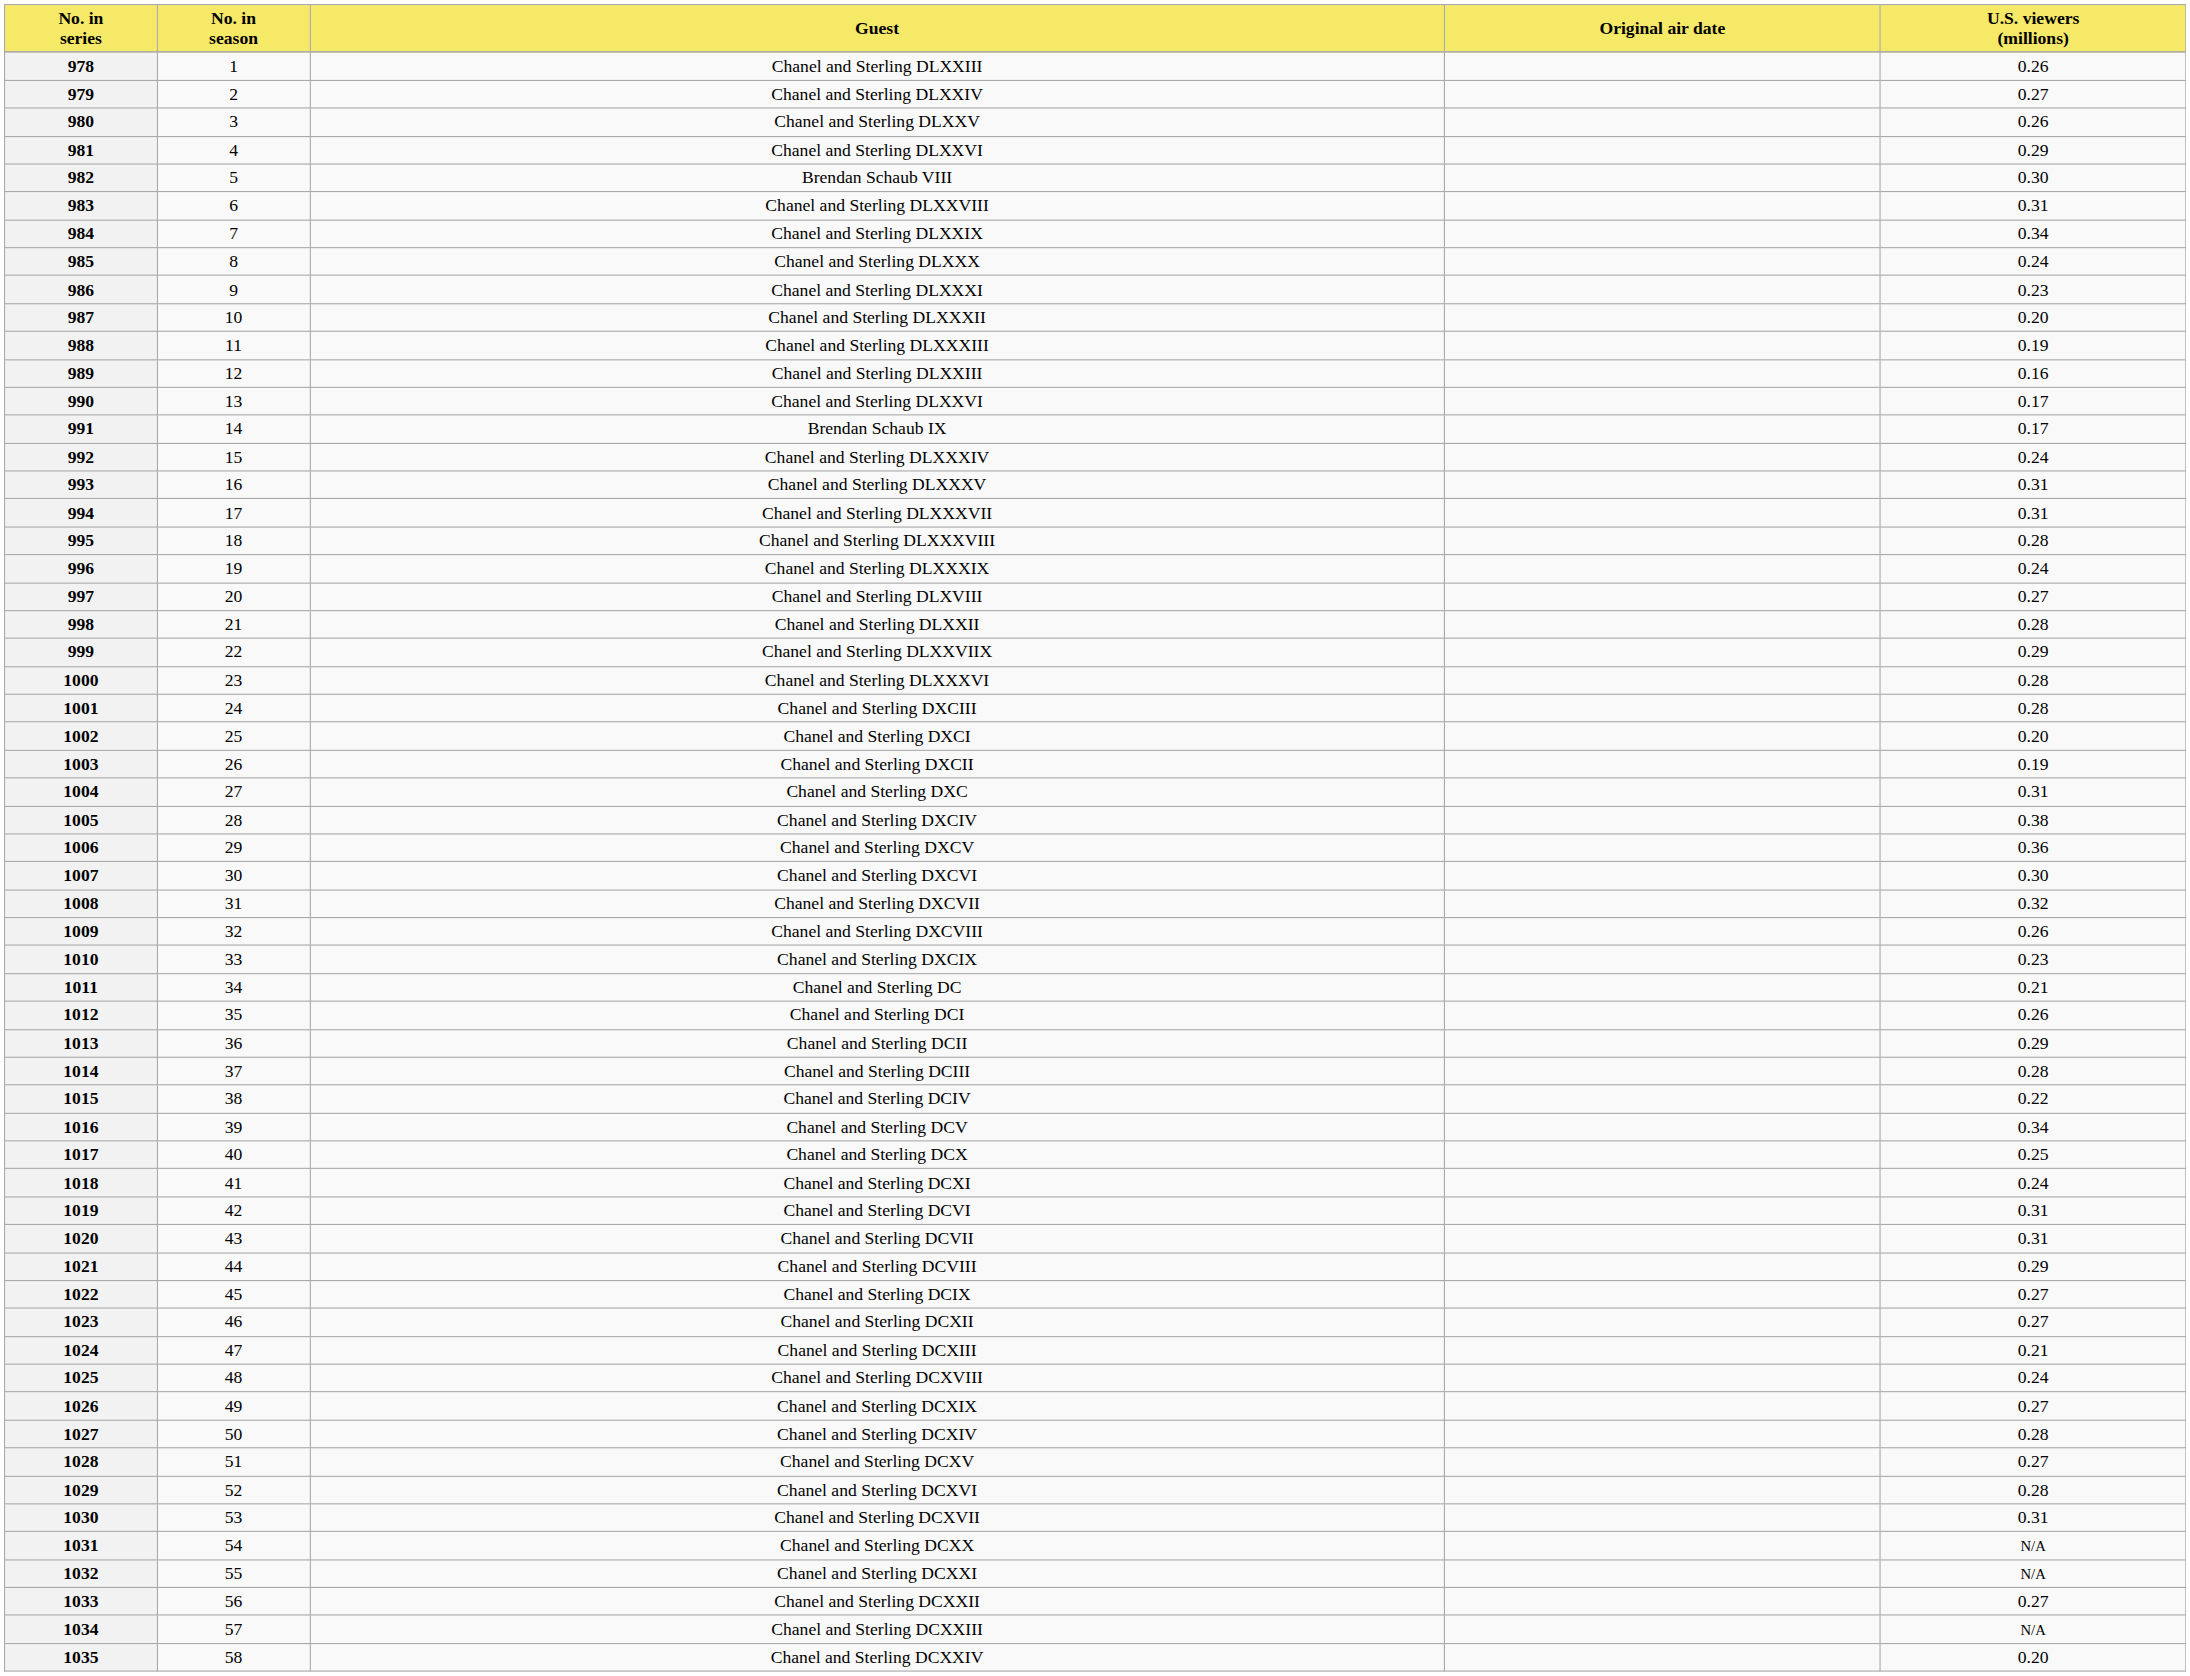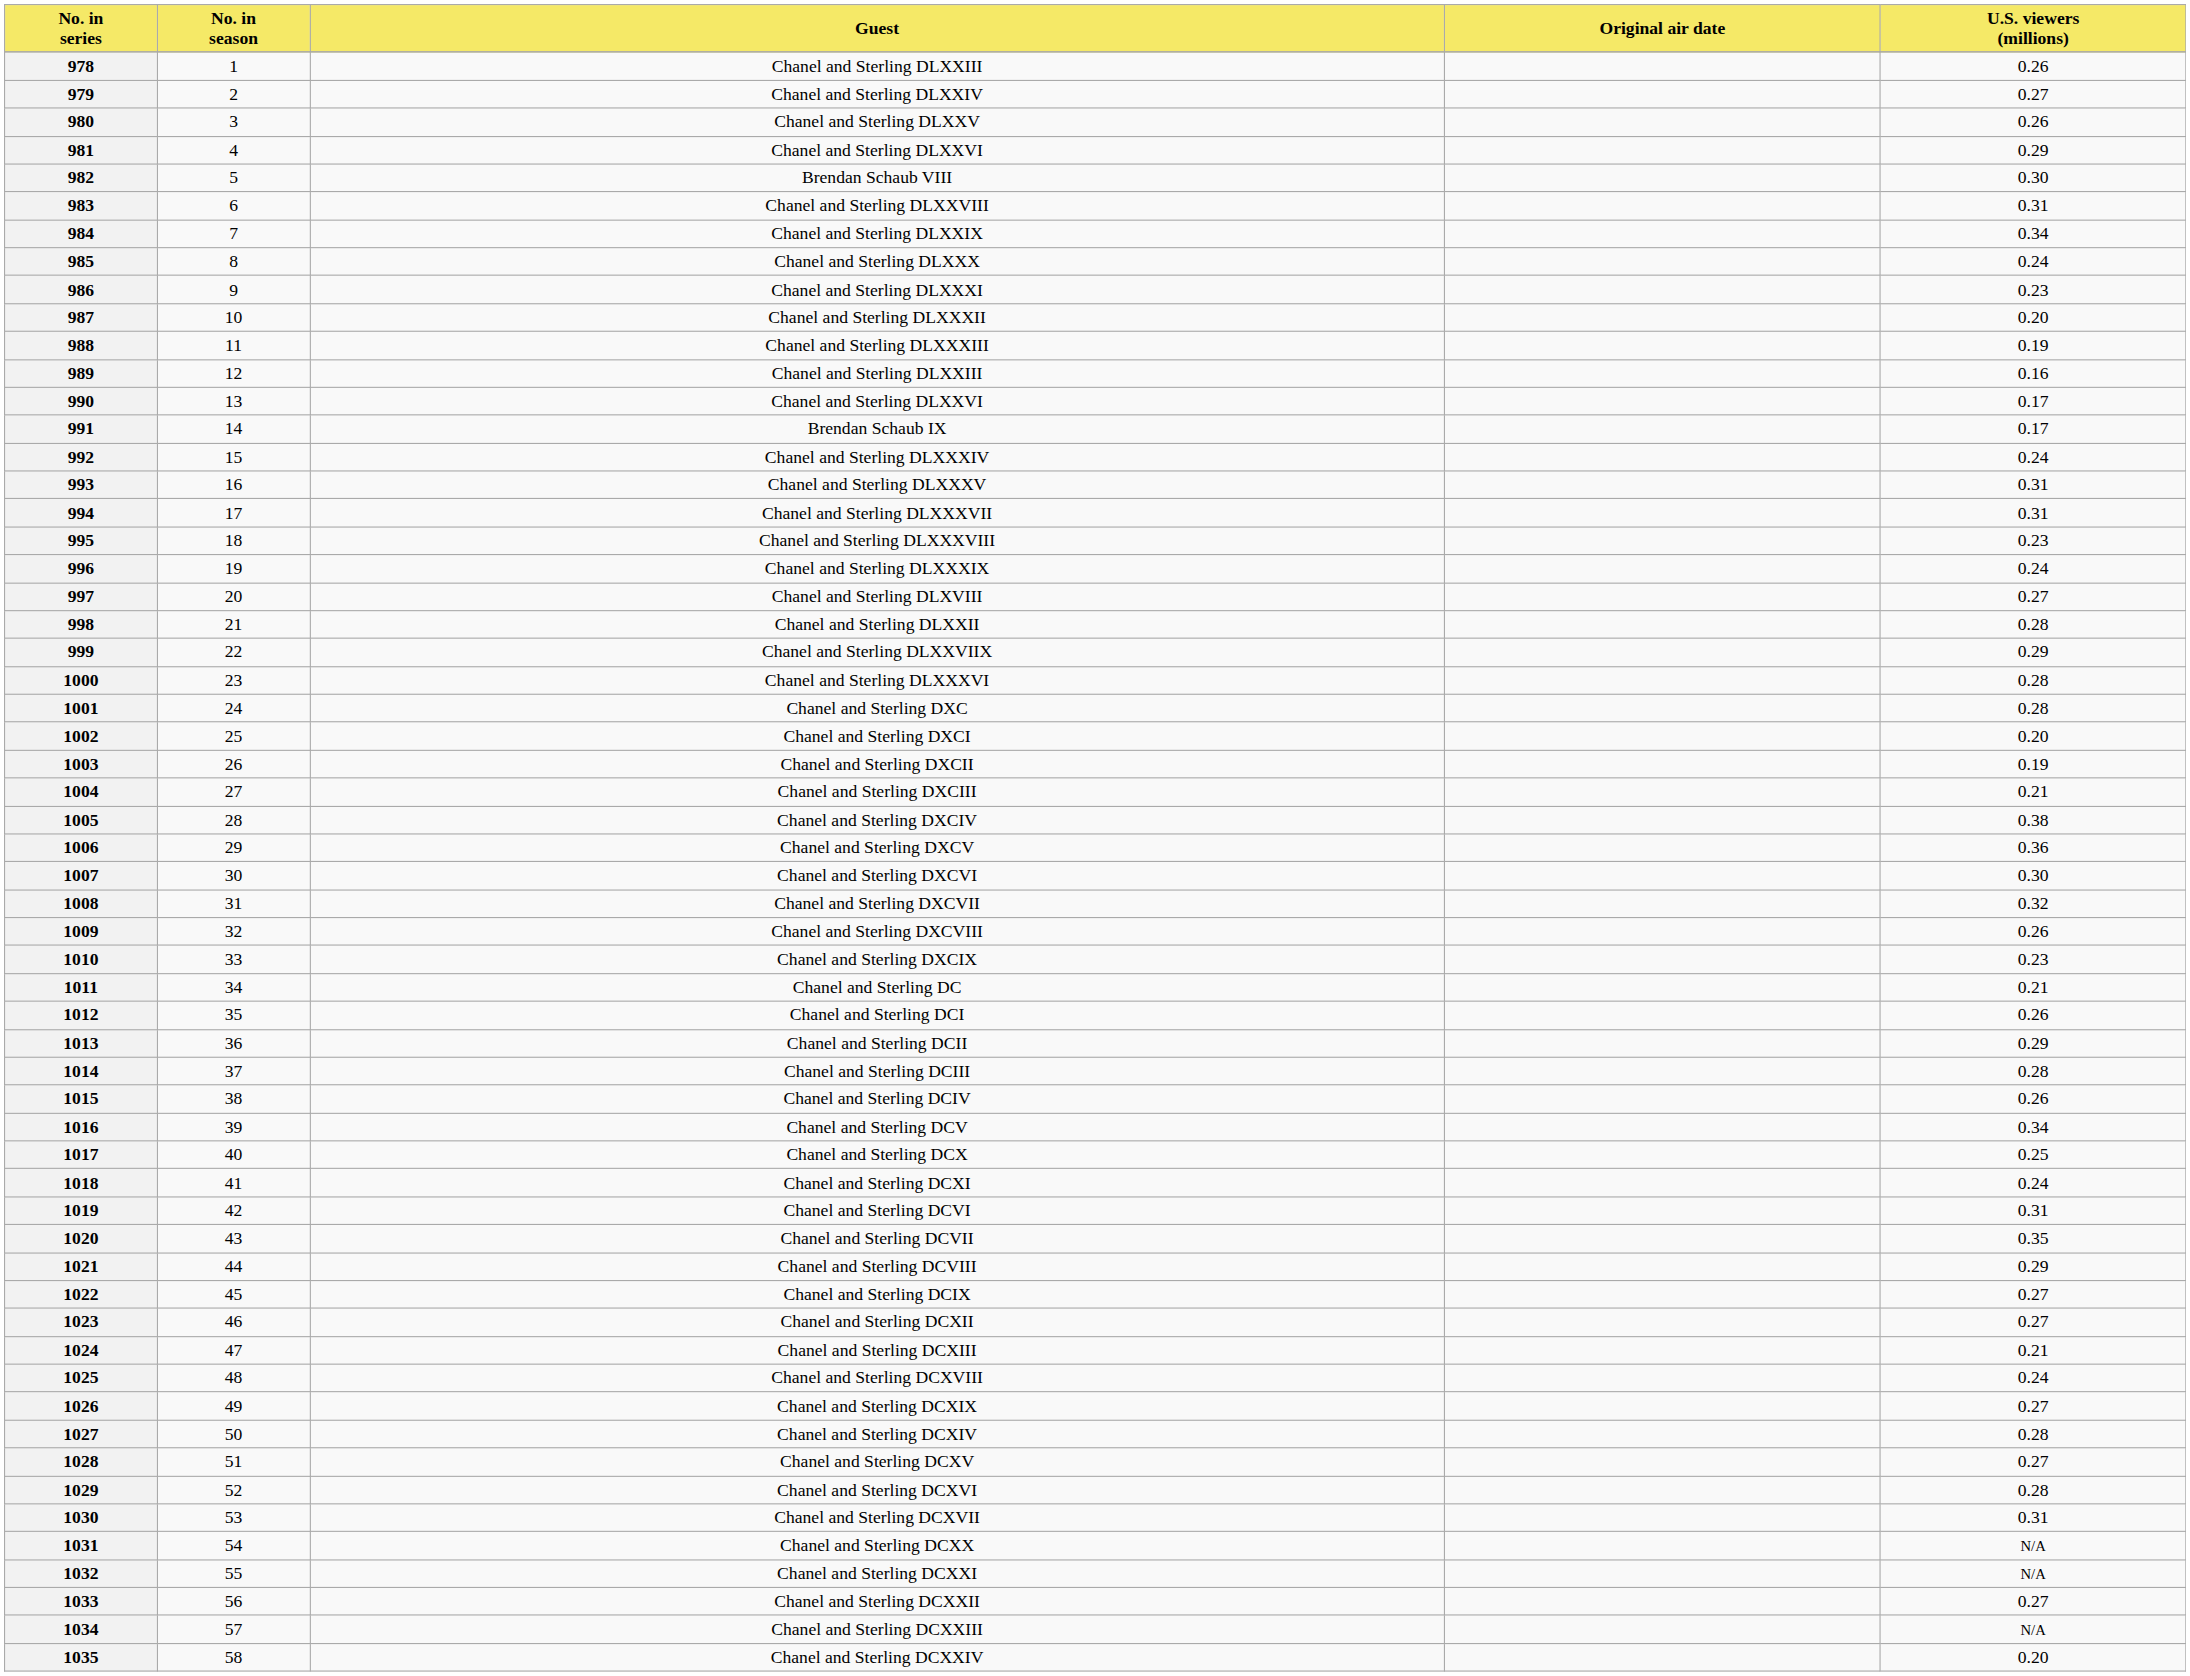(2033, 540) 0.28 -> (2033, 540) 0.23
(877, 708) Chanel and Sterling DXCIII -> (877, 708) Chanel and Sterling DXC
(877, 791) Chanel and Sterling DXC -> (877, 791) Chanel and Sterling DXCIII
(2033, 791) 0.31 -> (2033, 791) 0.21
(2033, 1098) 0.22 -> (2033, 1098) 0.26
(2033, 1238) 0.31 -> (2033, 1238) 0.35
